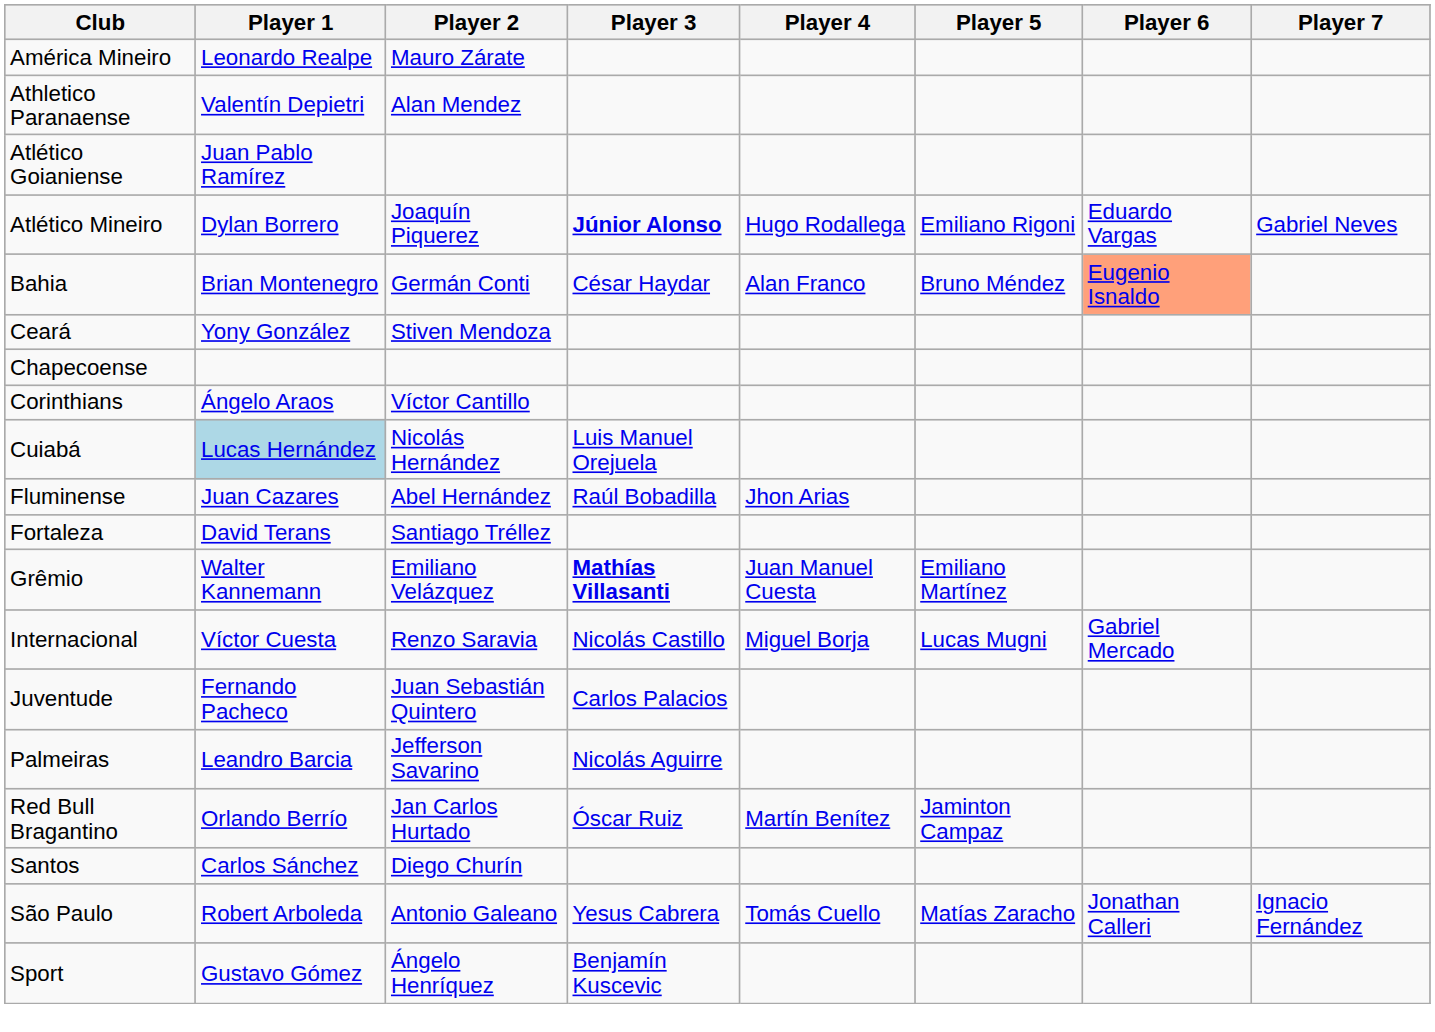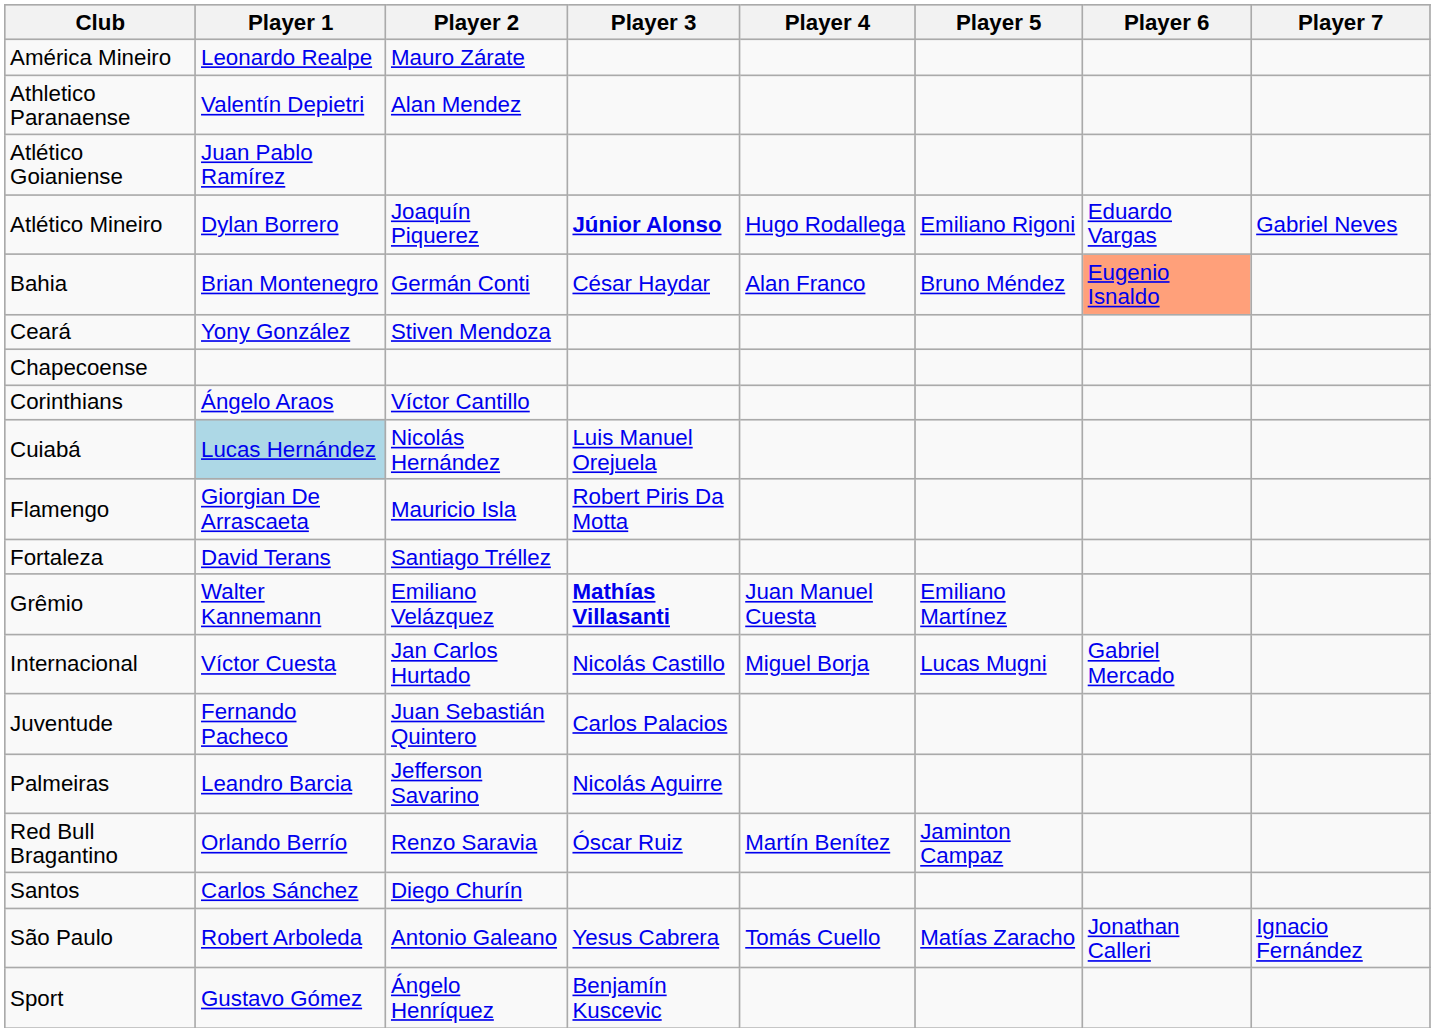+ row: (60, 509)
- row: (68, 497)
(464, 639) Renzo Saravia -> (444, 664) Jan Carlos Hurtado
(444, 818) Jan Carlos Hurtado -> (464, 843) Renzo Saravia
